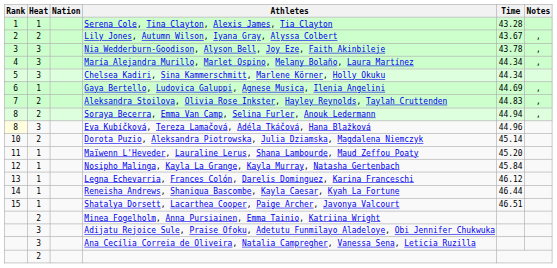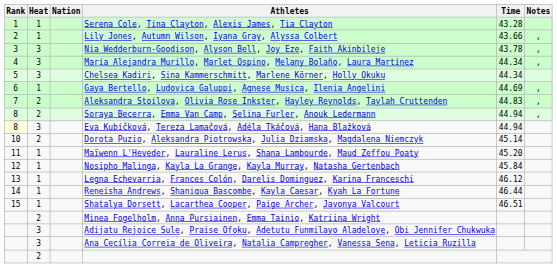(39, 37) 2 -> (39, 37) 1
(511, 37) 43.67 -> (511, 37) 43.66
(511, 127) 44.96 -> (511, 127) 44.94
